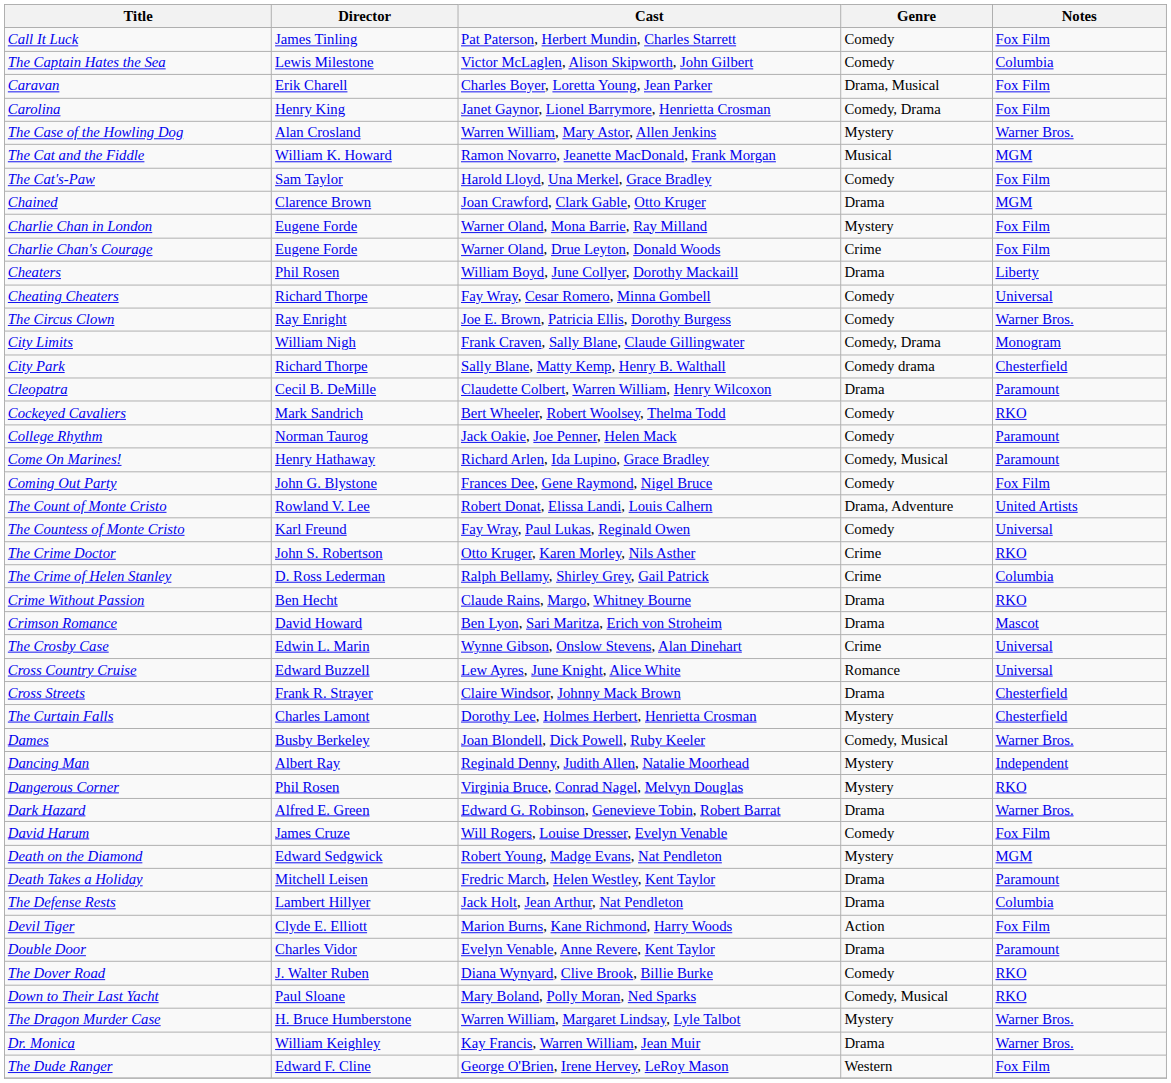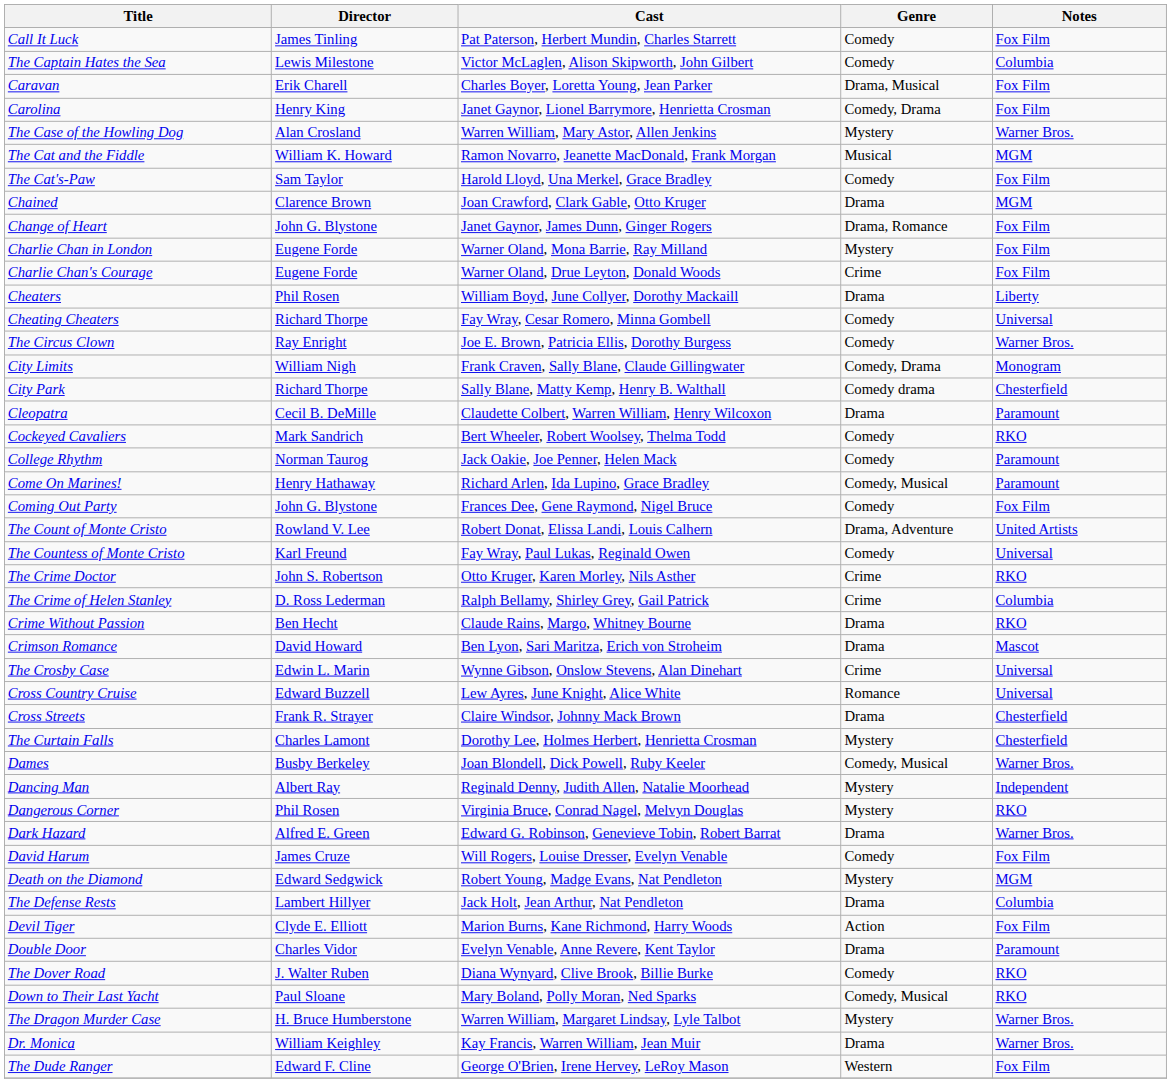+ row: (57, 226)
- row: (75, 879)
